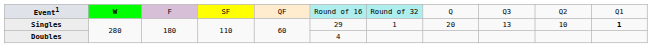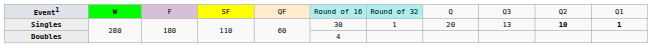(338, 24) 29 -> (338, 24) 30
(563, 24) normal -> (563, 24) bold
